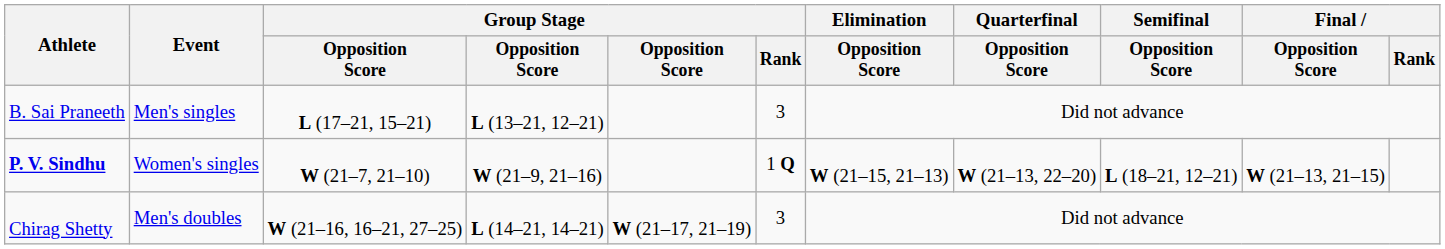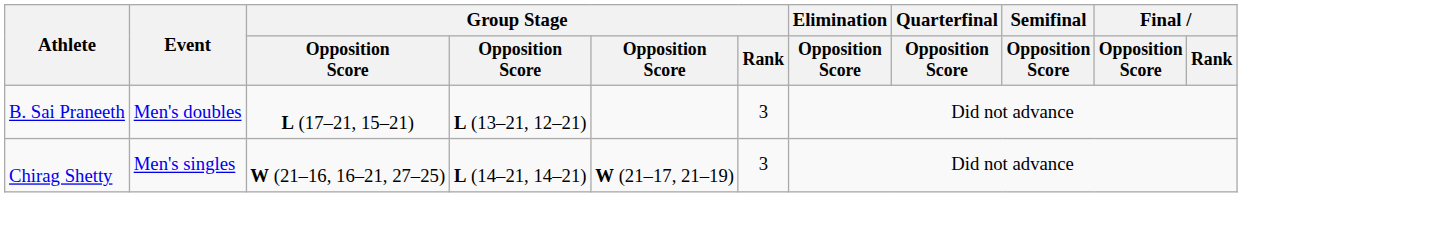(184, 112) Men's singles -> (188, 112) Men's doubles
- row: (57, 165)
(188, 218) Men's doubles -> (184, 165) Men's singles
